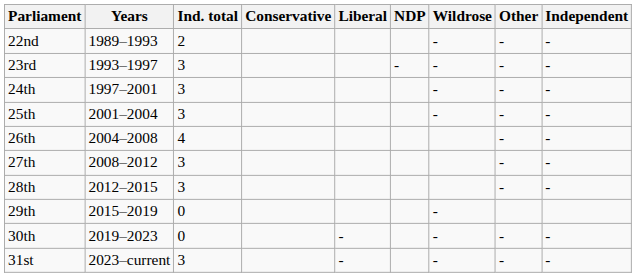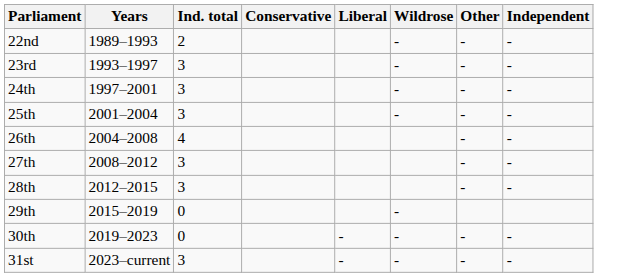- column: (410, 16)
